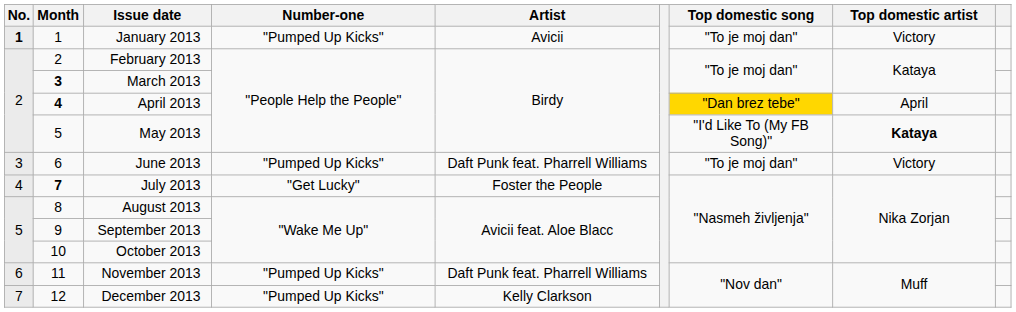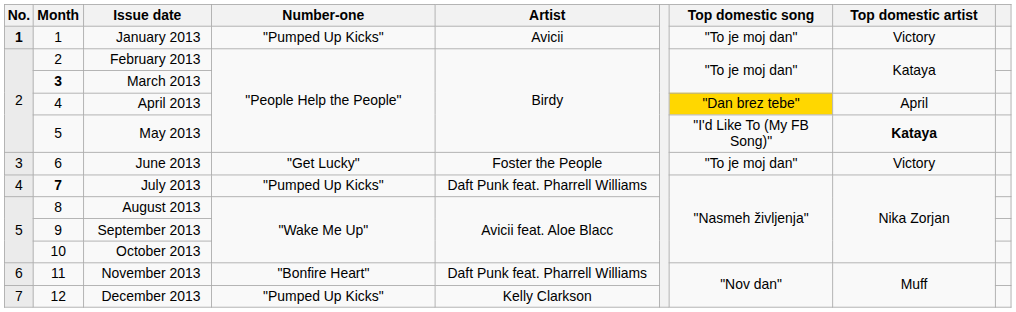(58, 103) bold -> (58, 103) normal
(323, 163) "Pumped Up Kicks" -> (323, 163) "Get Lucky"
(547, 163) Daft Punk feat. Pharrell Williams -> (547, 163) Foster the People
(323, 185) "Get Lucky" -> (323, 185) "Pumped Up Kicks"
(547, 185) Foster the People -> (547, 185) Daft Punk feat. Pharrell Williams
(323, 274) "Pumped Up Kicks" -> (323, 274) "Bonfire Heart"
